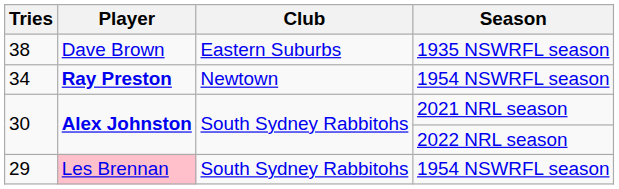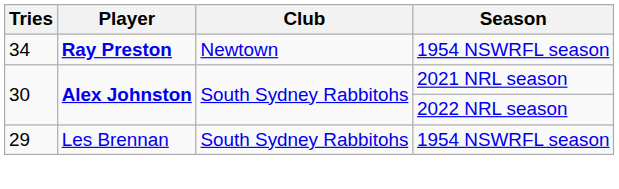- row: (19, 49)
(115, 169) pink background -> (115, 139) no background
